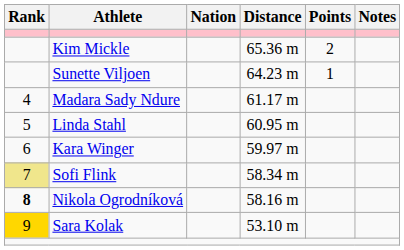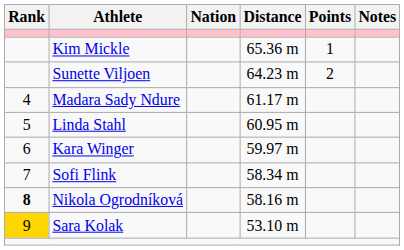(330, 49) 2 -> (330, 49) 1
(330, 74) 1 -> (330, 74) 2
(27, 175) khaki background -> (27, 175) no background
